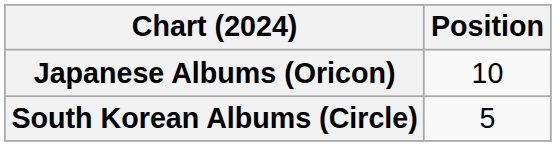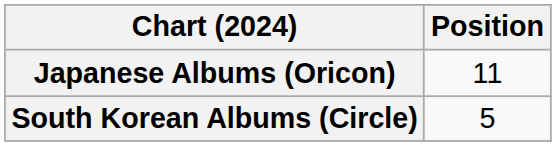(487, 72) 10 -> (487, 72) 11
